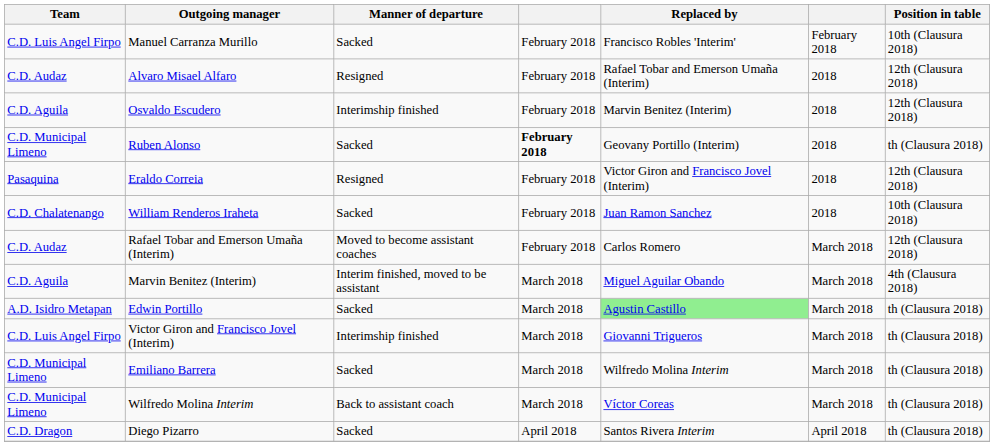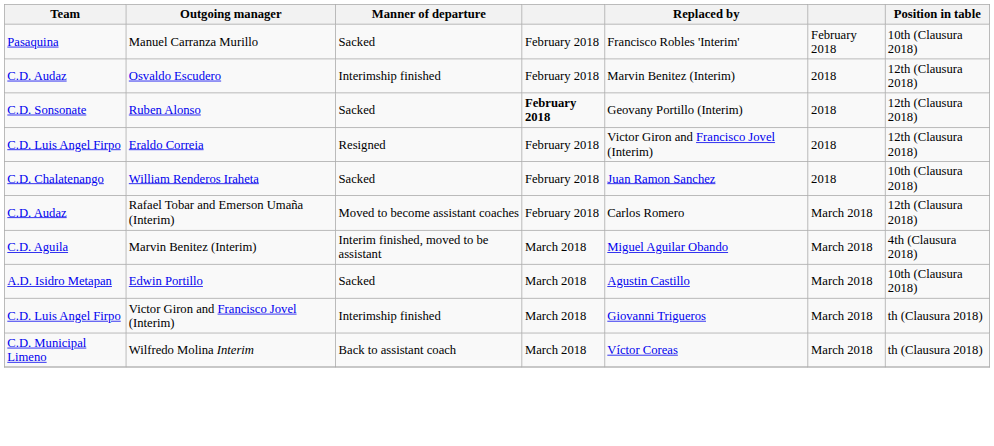(64, 41) C.D. Luis Angel Firpo -> (33, 41) Pasaquina
- row: (182, 75)
(38, 110) C.D. Aguila -> (37, 75) C.D. Audaz
(47, 144) C.D. Municipal Limeno -> (47, 110) C.D. Sonsonate
(935, 144) th (Clausura 2018) -> (925, 110) 12th (Clausura 2018)
(33, 178) Pasaquina -> (64, 144) C.D. Luis Angel Firpo
(645, 308) lightgreen background -> (649, 281) no background
(935, 308) th (Clausura 2018) -> (925, 281) 10th (Clausura 2018)
- row: (172, 370)
- row: (164, 431)
